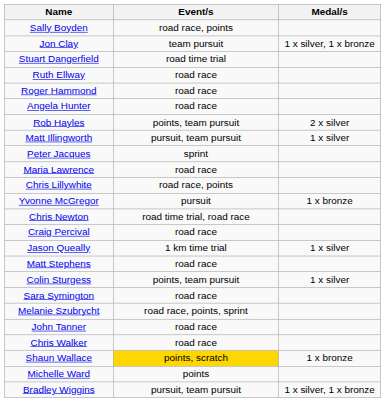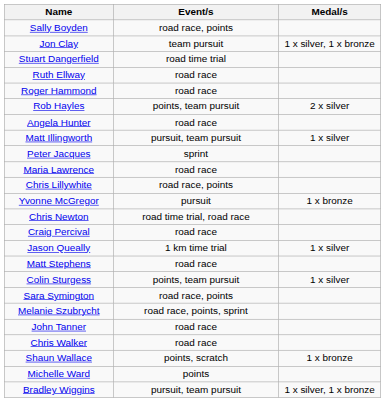rows swapped: (59, 122) <-> (59, 106)
(196, 295) road race -> (196, 295) road race, points
(196, 358) gold background -> (196, 358) no background
